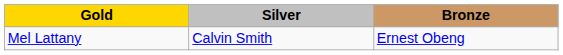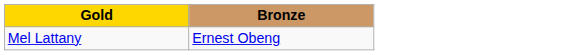- column: (281, 15)
